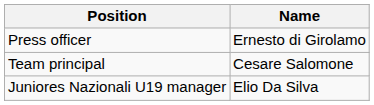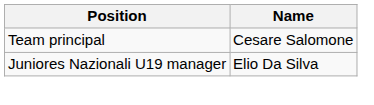- row: (50, 40)
